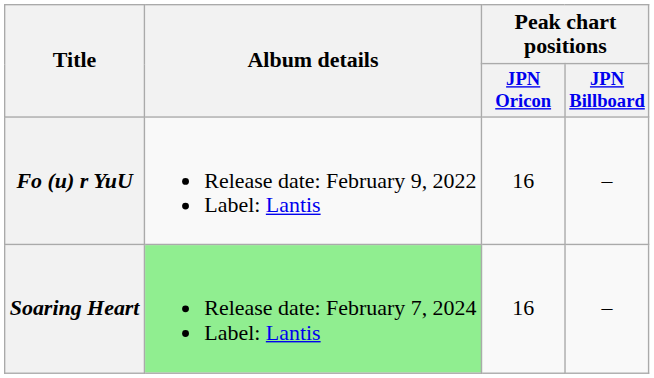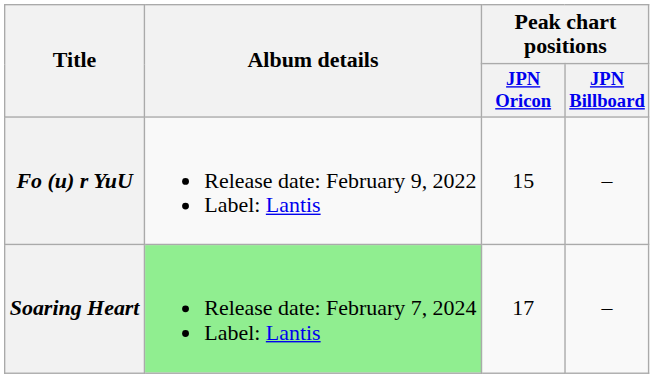(523, 180) 16 -> (523, 180) 15
(523, 308) 16 -> (523, 308) 17
